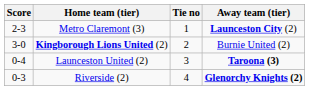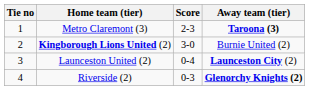columns swapped: (186, 12) <-> (19, 12)
(253, 28) Launceston City (2) -> (253, 28) Taroona (3)
(253, 61) Taroona (3) -> (253, 61) Launceston City (2)
